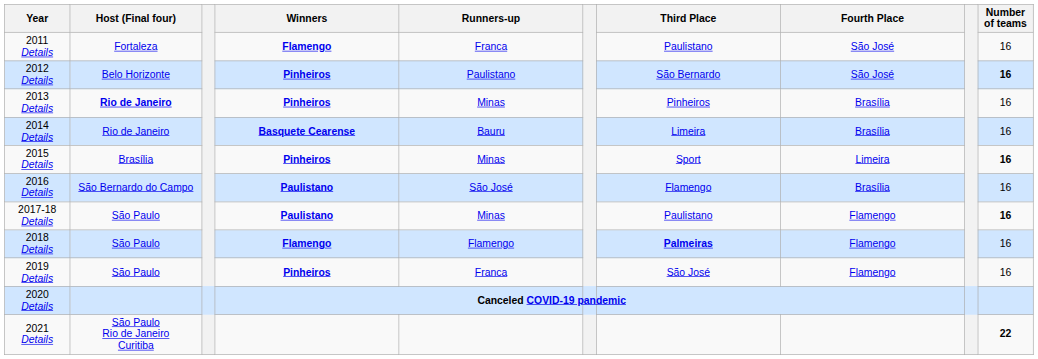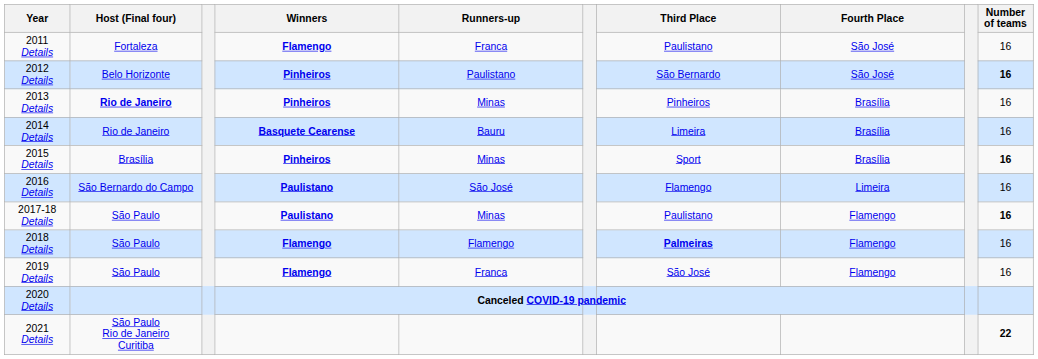(872, 159) Limeira -> (872, 159) Brasília
(872, 187) Brasília -> (872, 187) Limeira
(307, 272) Pinheiros -> (307, 272) Flamengo
